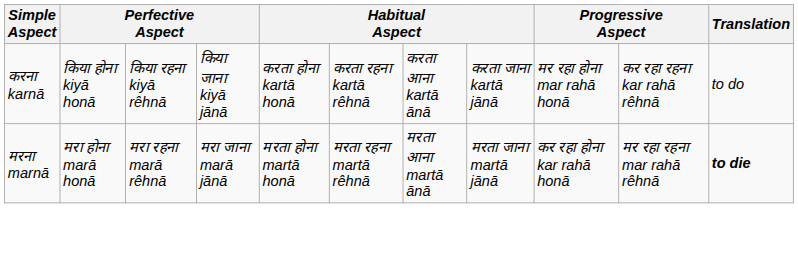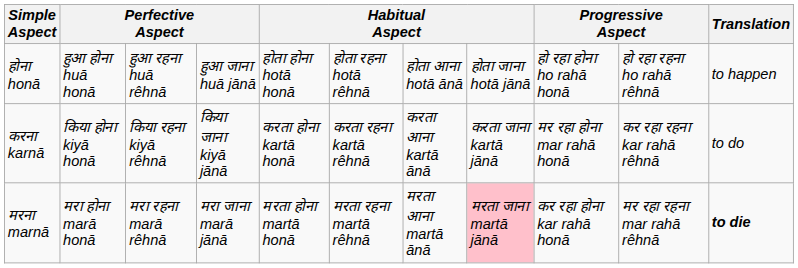+ row: (24, 75)
(499, 164) no background -> (499, 224) pink background
